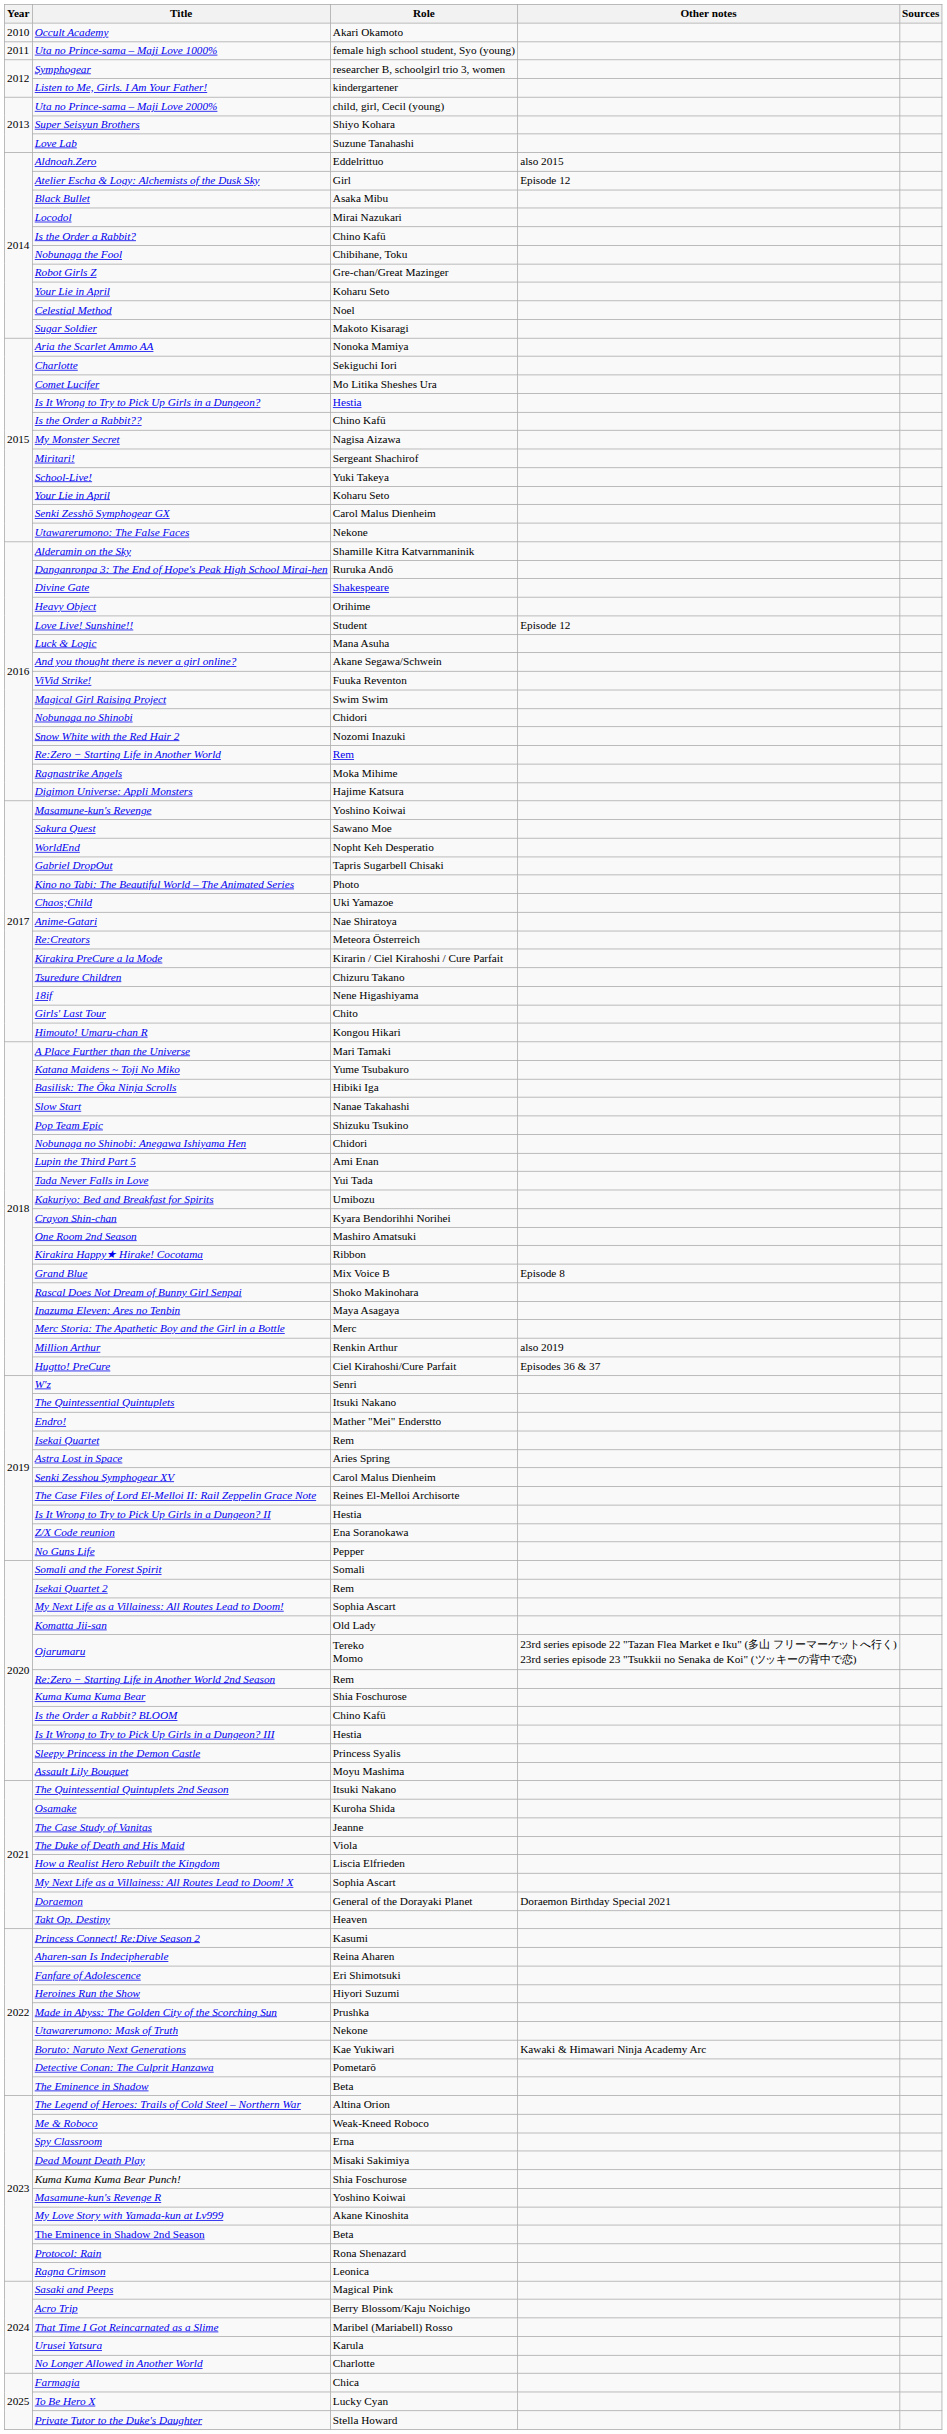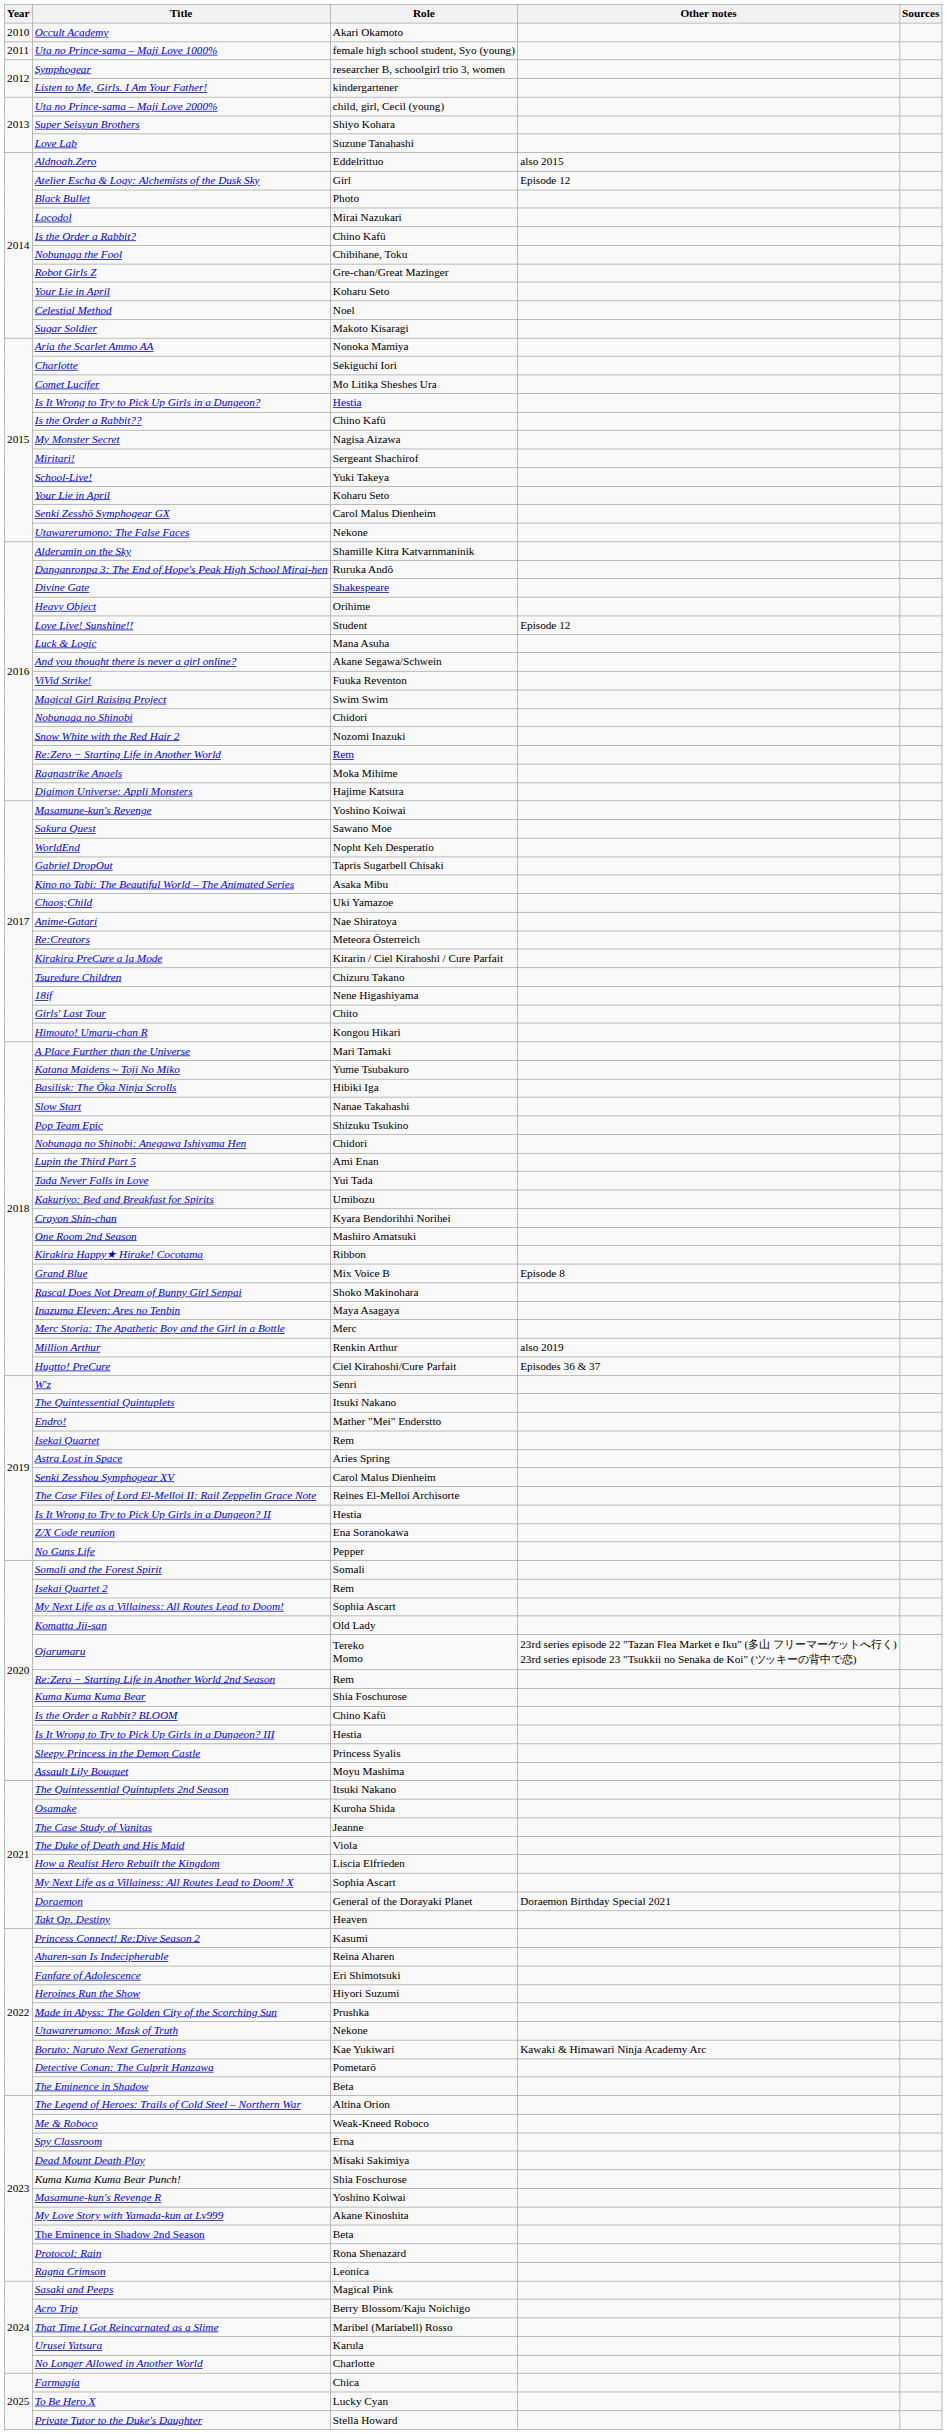(360, 199) Asaka Mibu -> (346, 199) Photo
(346, 884) Photo -> (360, 884) Asaka Mibu
